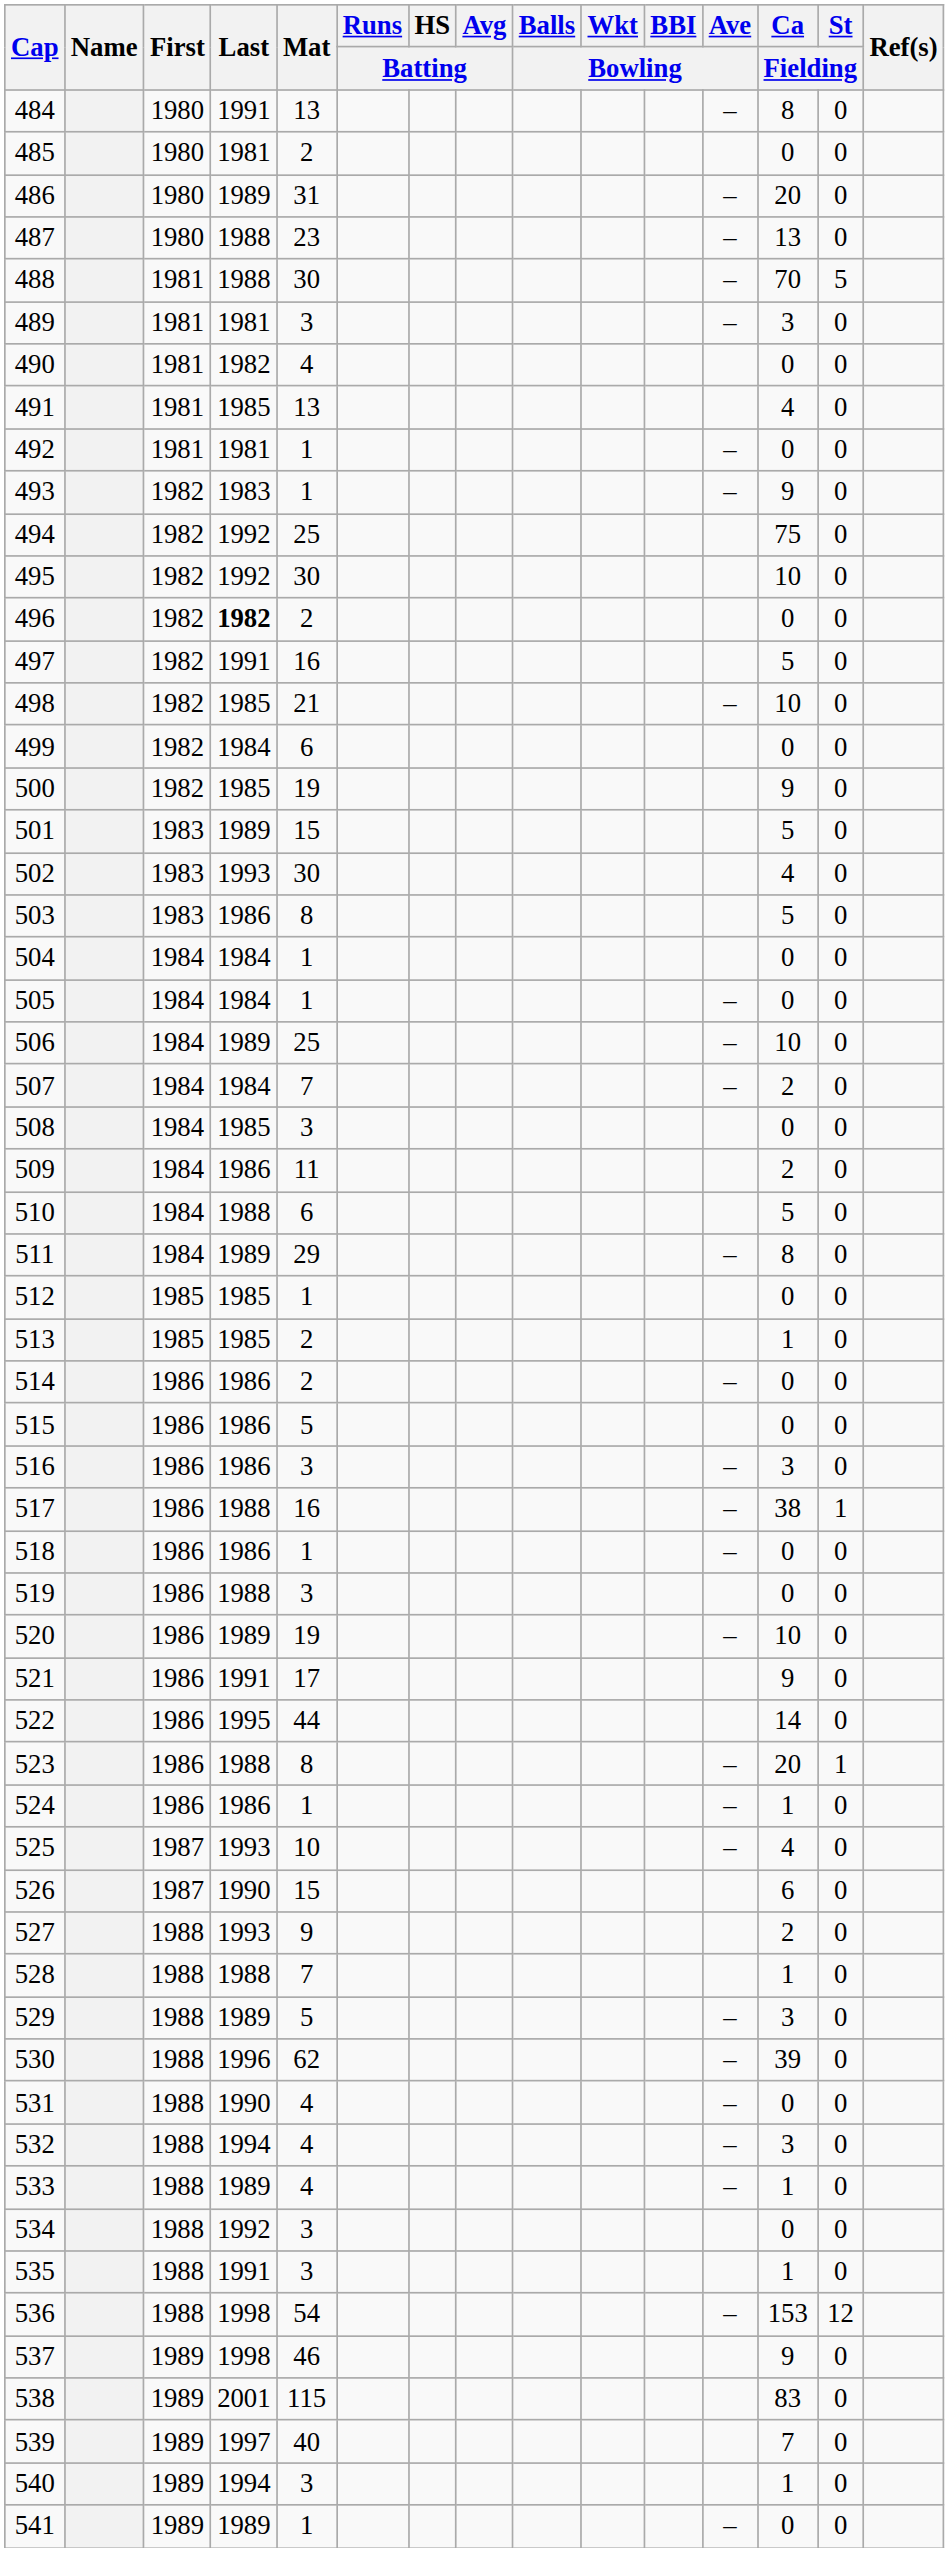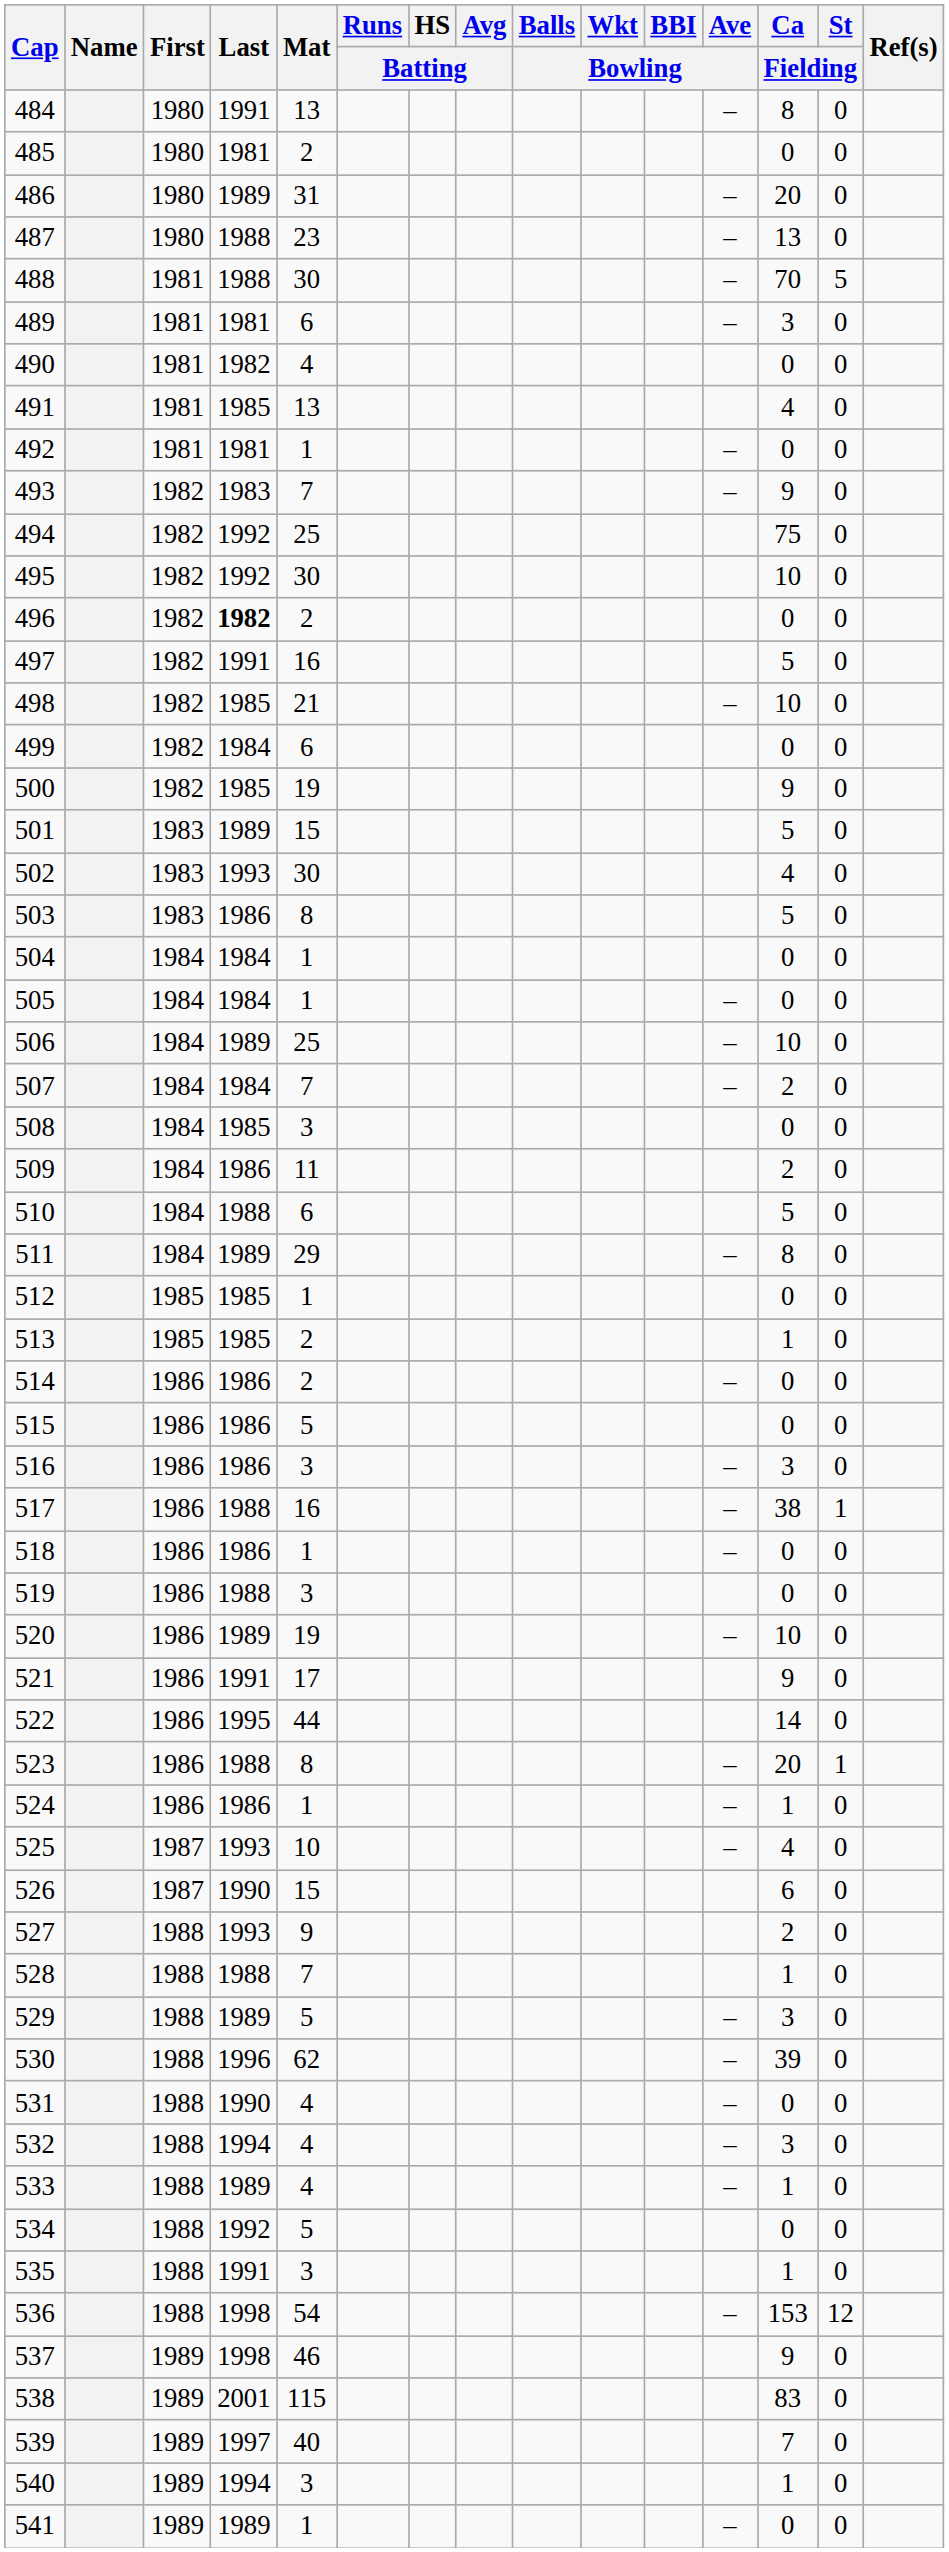(307, 322) 3 -> (307, 322) 6
(307, 491) 1 -> (307, 491) 7
(307, 2229) 3 -> (307, 2229) 5
